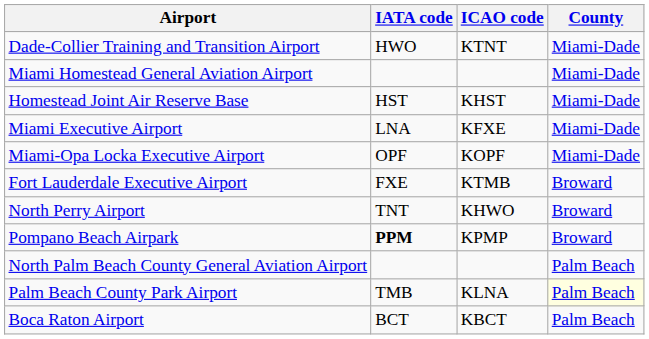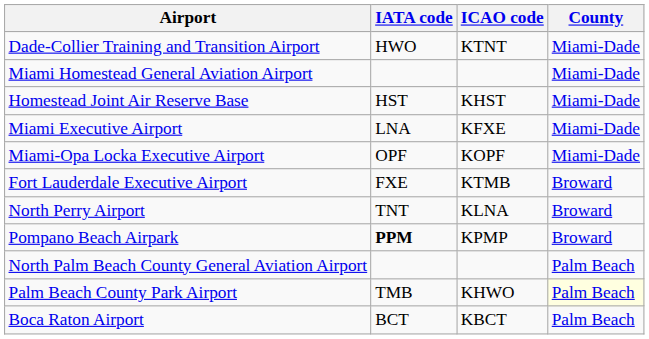(488, 210) KHWO -> (485, 210) KLNA
(485, 292) KLNA -> (488, 292) KHWO
